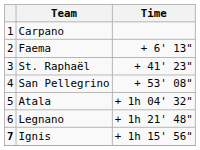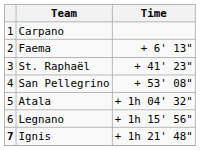(154, 119) + 1h 21' 48" -> (154, 119) + 1h 15' 56"
(154, 136) + 1h 15' 56" -> (154, 136) + 1h 21' 48"
